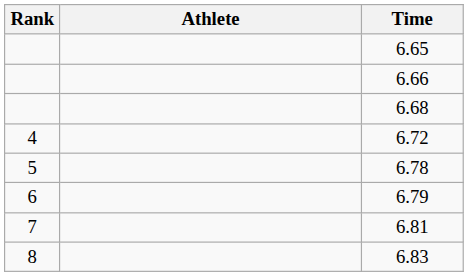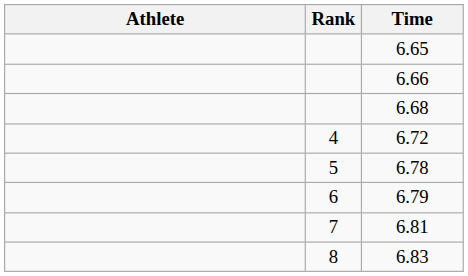columns swapped: (32, 19) <-> (211, 19)
